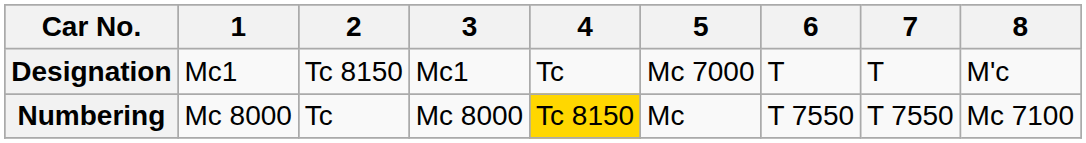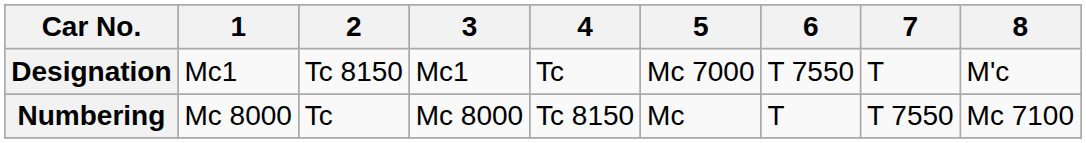(776, 71) T -> (811, 71) T 7550
(585, 115) gold background -> (585, 115) no background
(811, 115) T 7550 -> (776, 115) T
